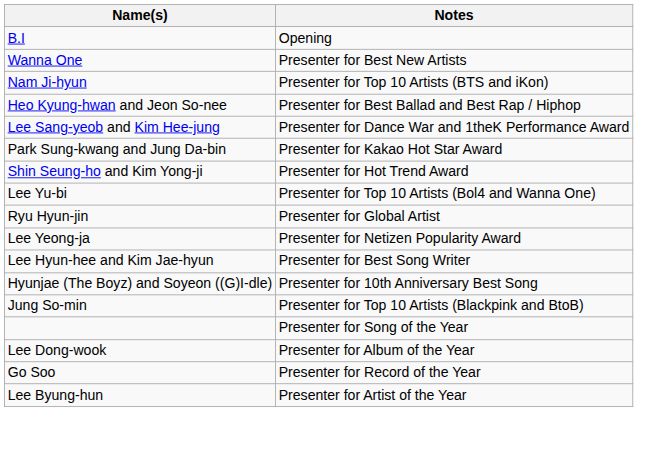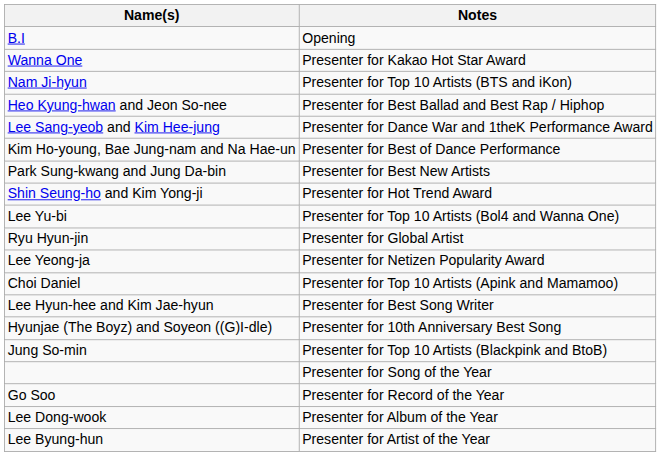(373, 60) Presenter for Best New Artists -> (414, 60) Presenter for Kakao Hot Star Award
+ row: (152, 149)
(390, 149) Presenter for Kakao Hot Star Award -> (396, 171) Presenter for Best New Artists
+ row: (44, 283)
rows swapped: (57, 350) <-> (32, 372)
